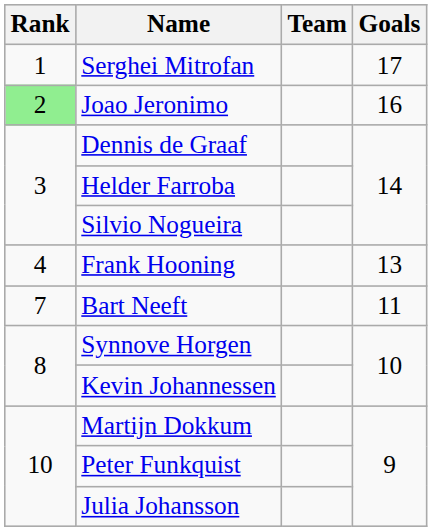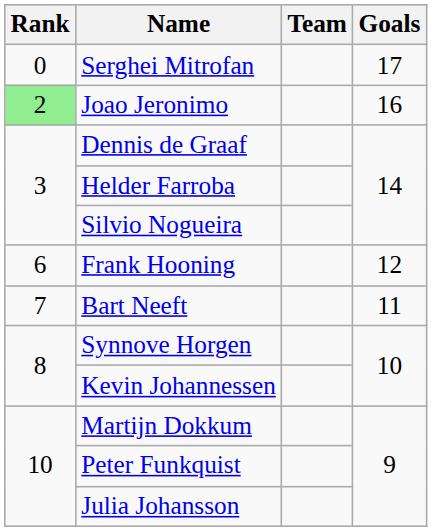(40, 64) 1 -> (40, 64) 0
(40, 265) 4 -> (40, 265) 6
(389, 265) 13 -> (389, 265) 12
